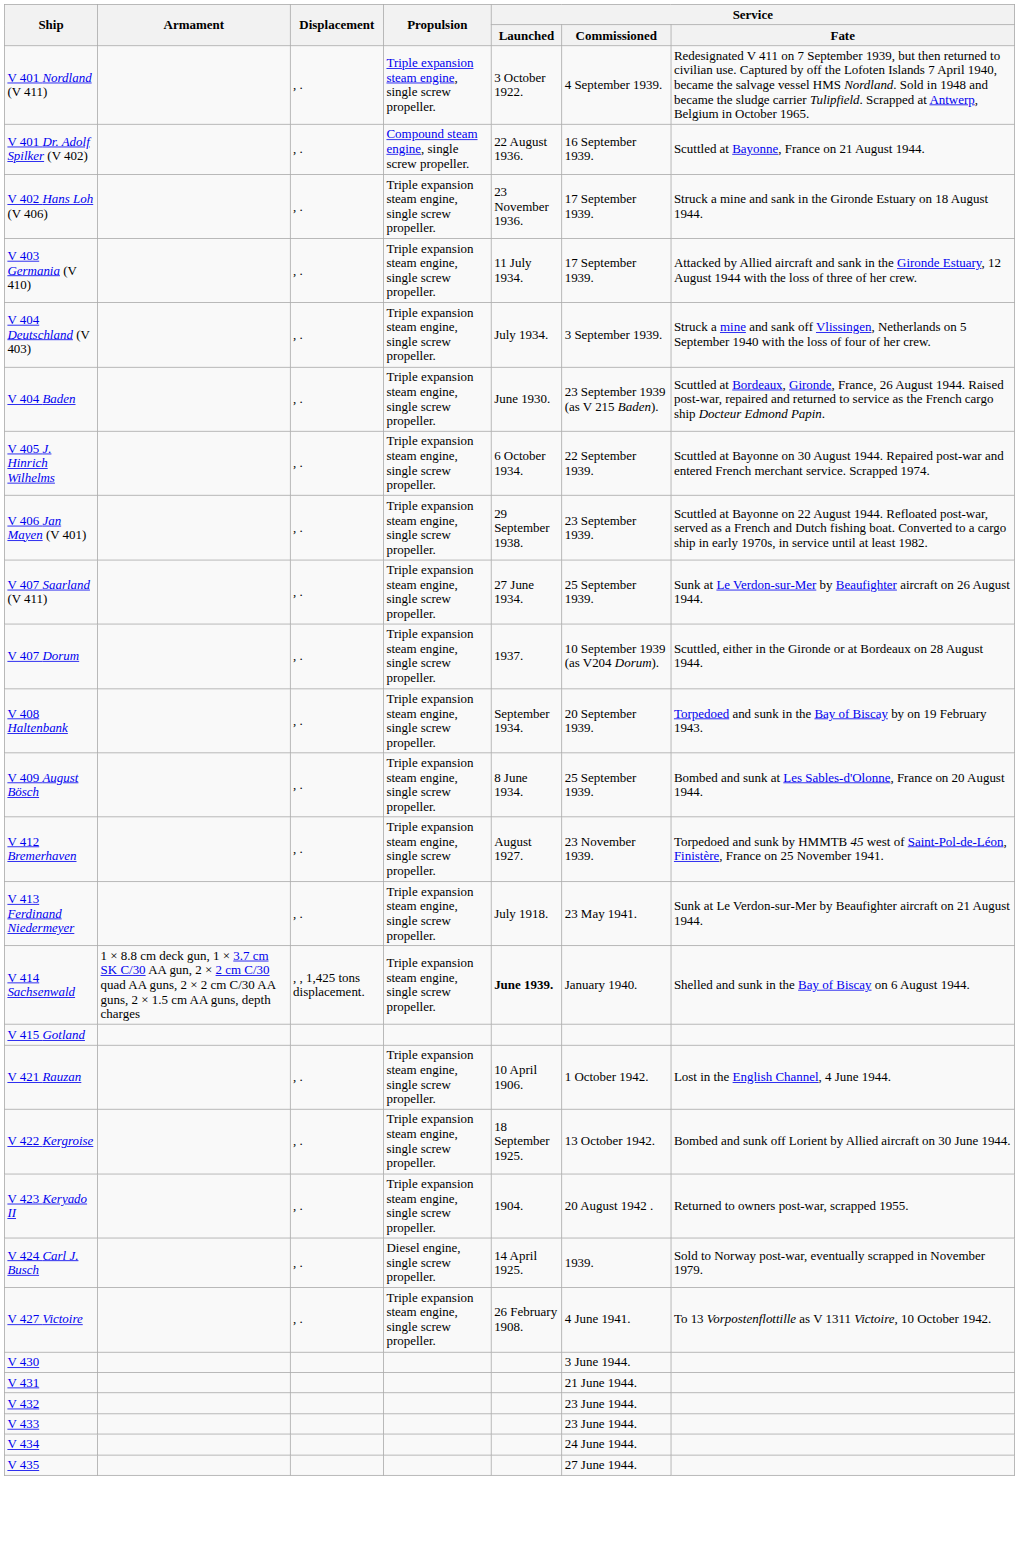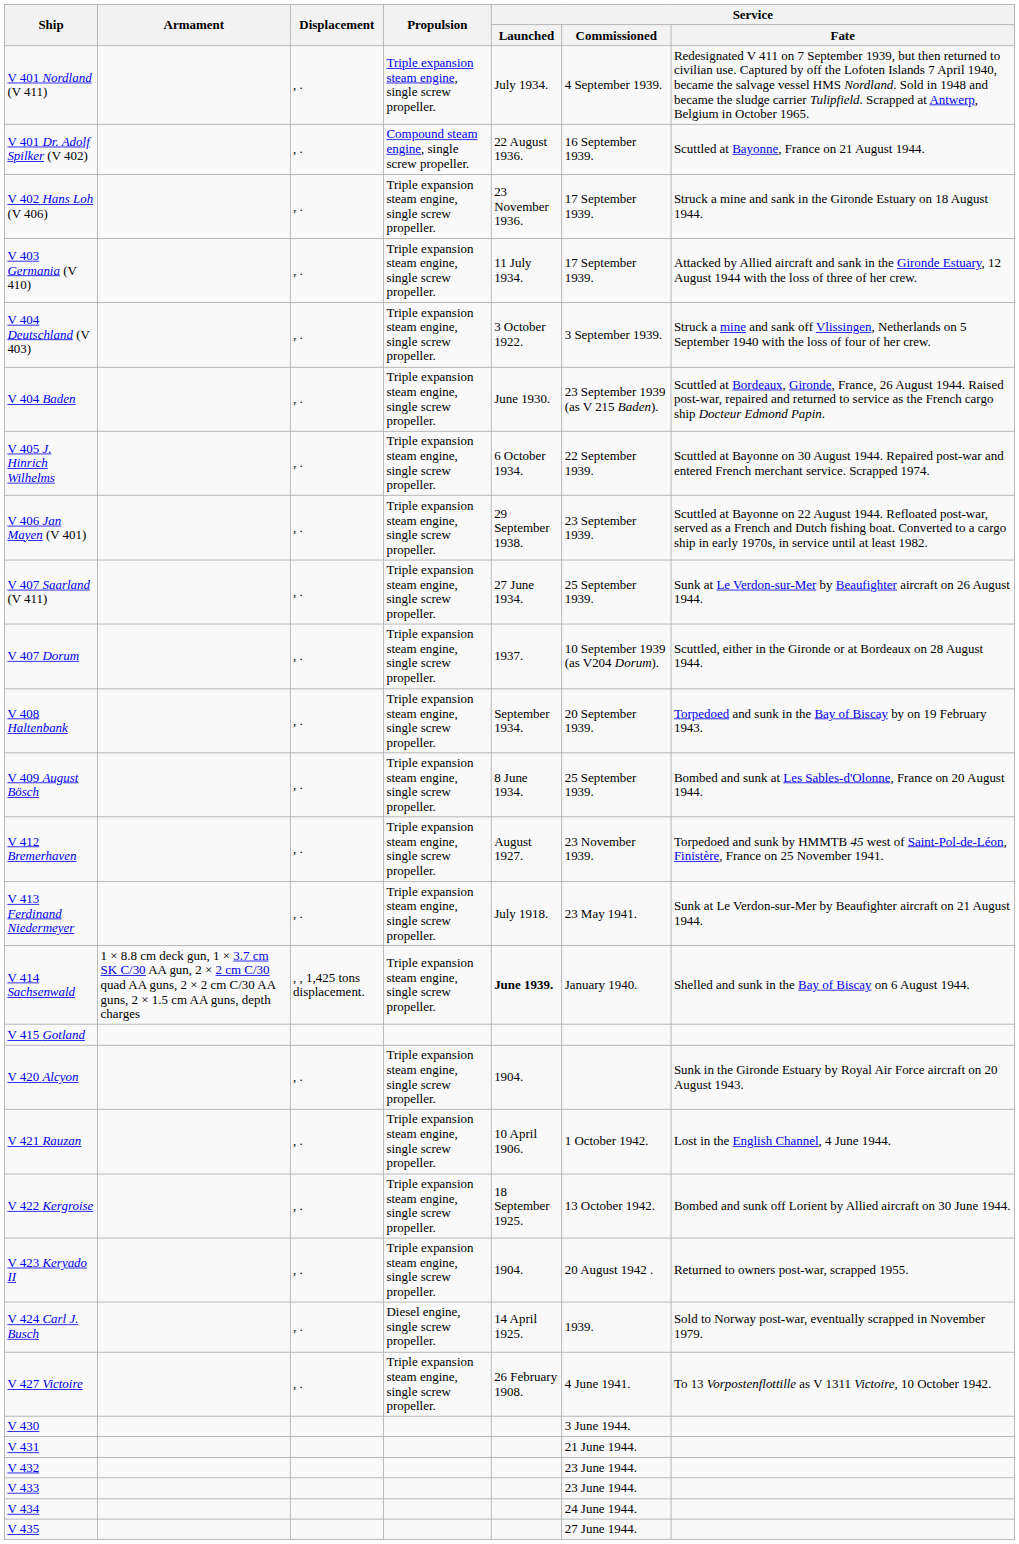(520, 85) 3 October 1922. -> (521, 85) July 1934.
(521, 334) July 1934. -> (520, 334) 3 October 1922.
+ row: (43, 1077)
